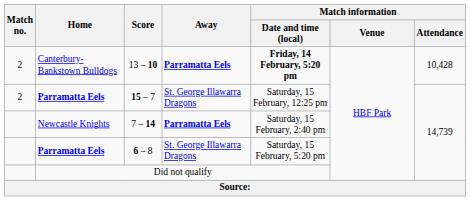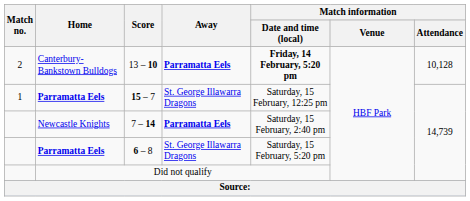(440, 65) 10,428 -> (440, 65) 10,128
(20, 97) 2 -> (20, 97) 1
